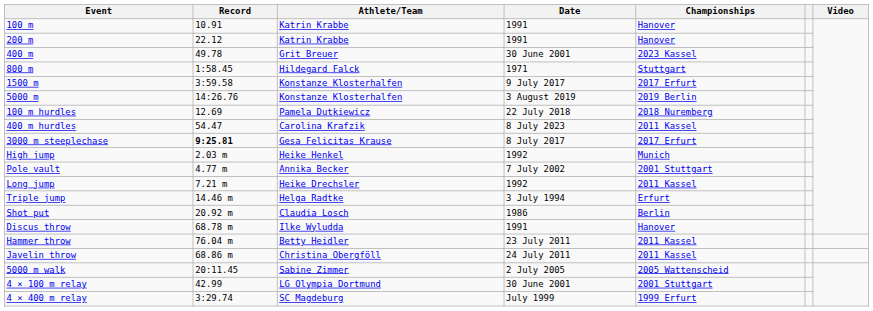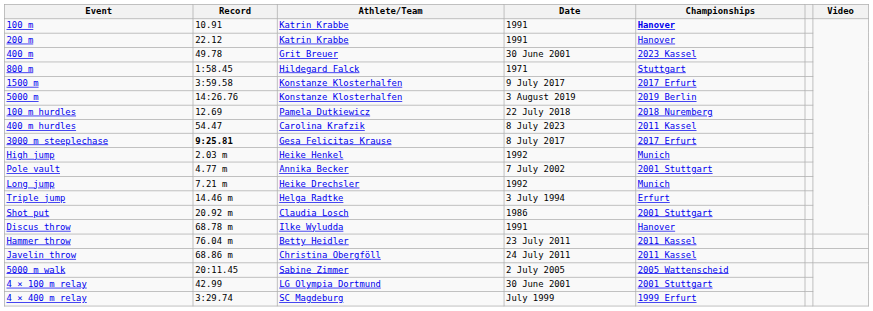(656, 26) normal -> (656, 26) bold
(667, 184) 2011 Kassel -> (654, 184) Munich
(654, 213) Berlin -> (675, 213) 2001 Stuttgart
